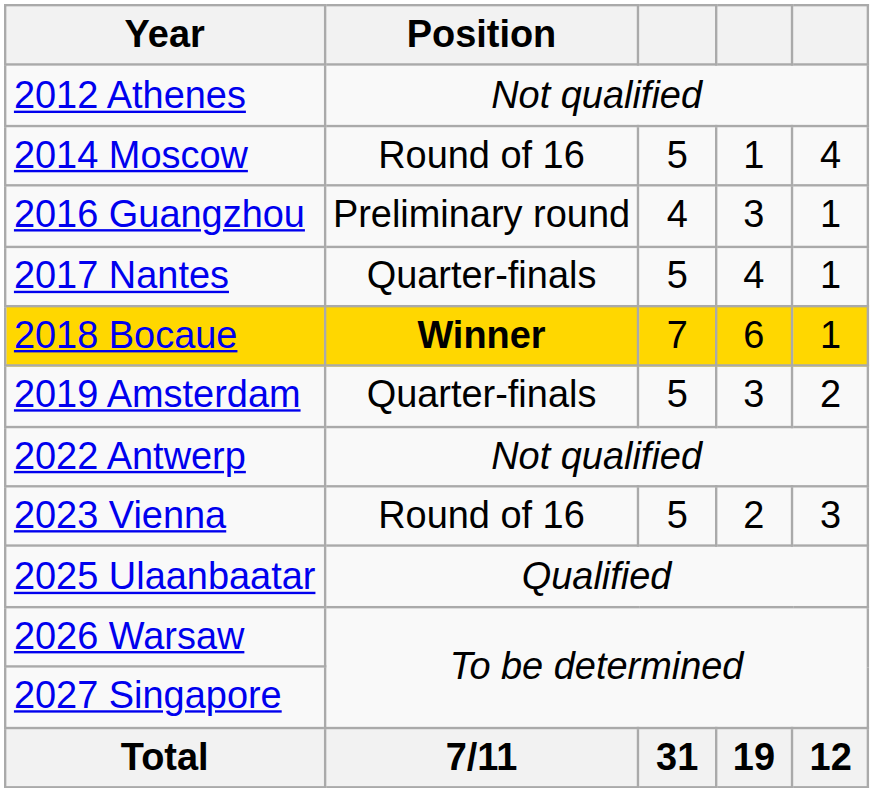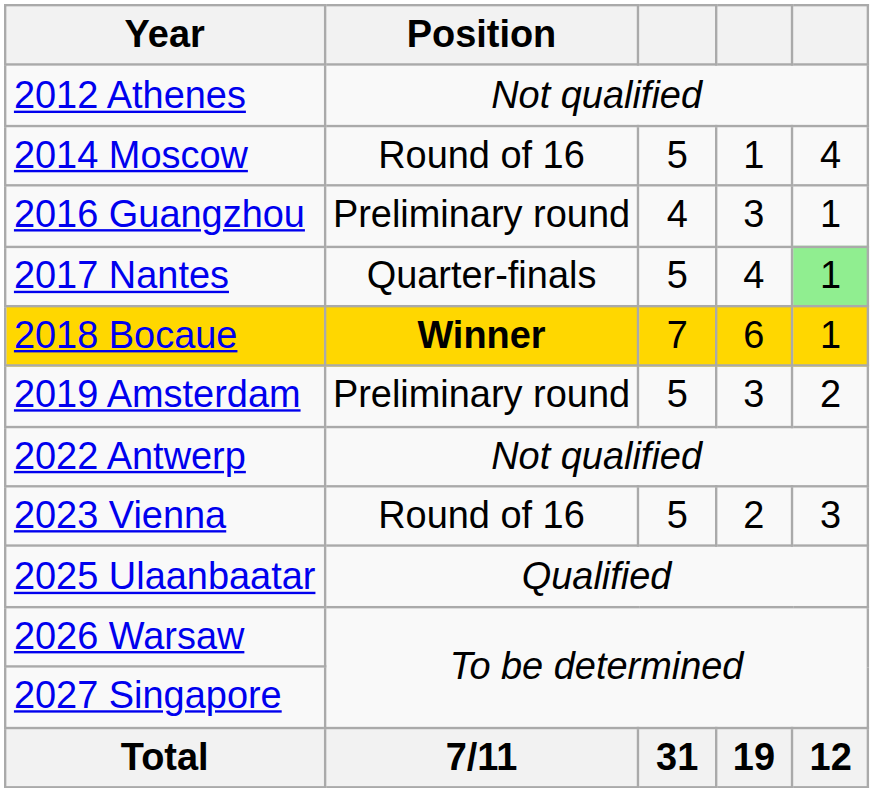(831, 275) no background -> (831, 275) lightgreen background
(481, 395) Quarter-finals -> (481, 395) Preliminary round
